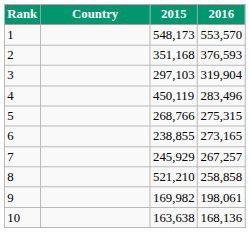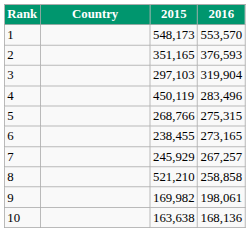(174, 55) 351,168 -> (174, 55) 351,165
(174, 136) 238,855 -> (174, 136) 238,455
